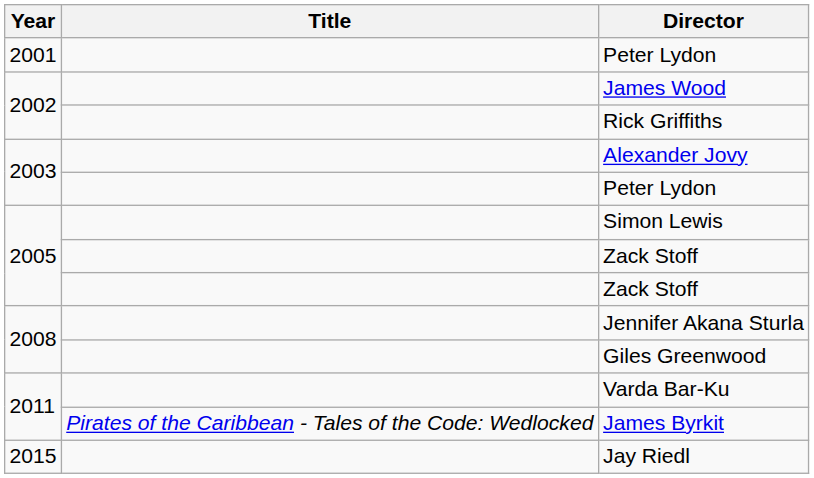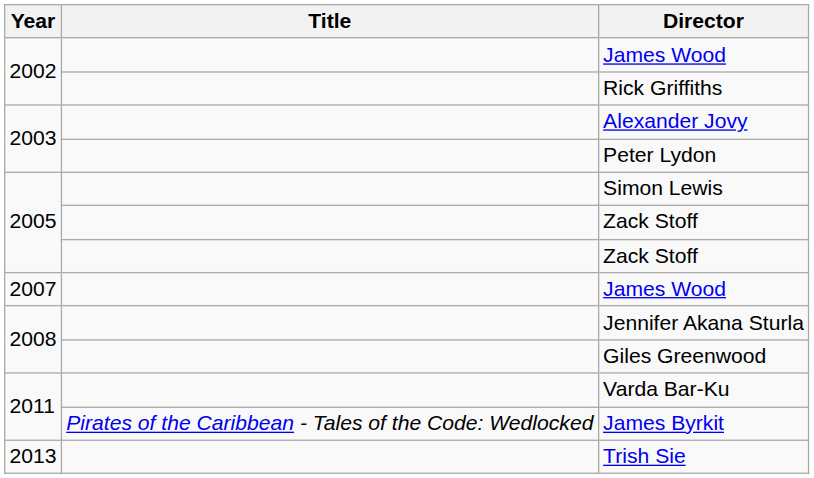- row: (33, 54)
+ row: (33, 289)
+ row: (33, 456)
- row: (33, 456)
